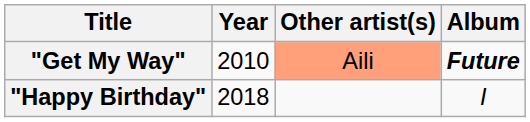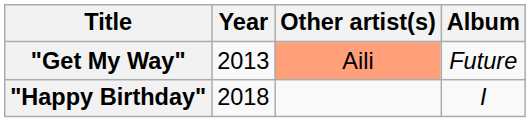(243, 60) 2010 -> (243, 60) 2013
(483, 60) bold -> (483, 60) normal
